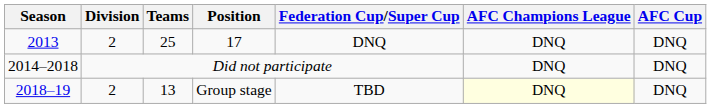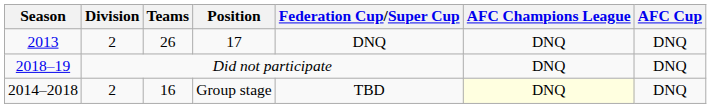(168, 41) 25 -> (168, 41) 26
(43, 66) 2014–2018 -> (43, 66) 2018–19
(43, 90) 2018–19 -> (43, 90) 2014–2018
(168, 90) 13 -> (168, 90) 16
